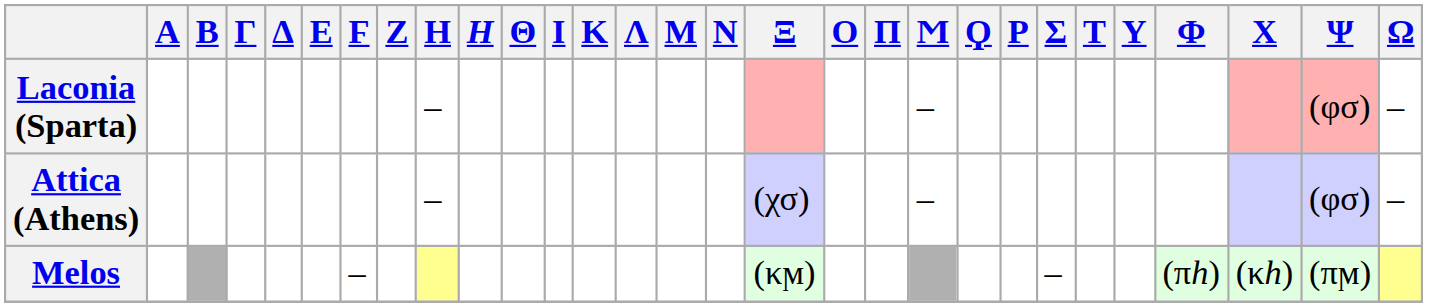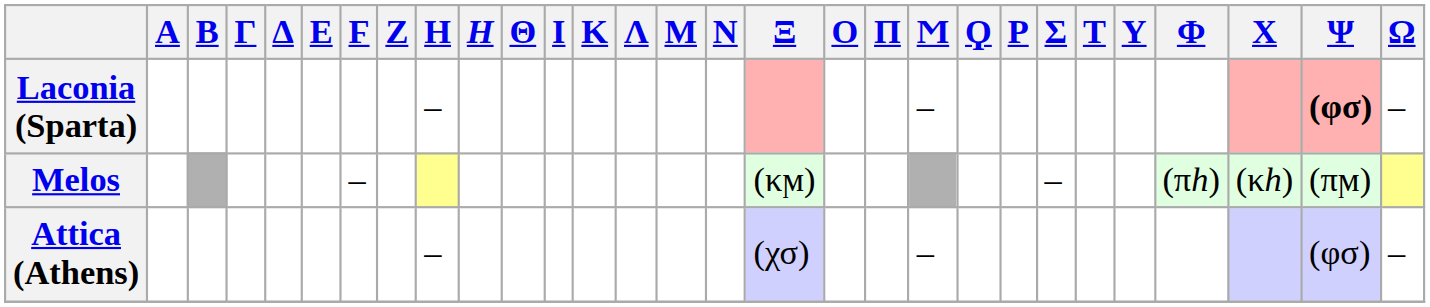(1340, 105) normal -> (1341, 105) bold
rows swapped: (76, 198) <-> (76, 272)
